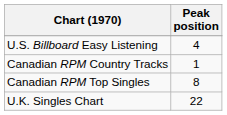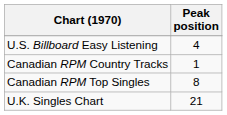(196, 100) 22 -> (196, 100) 21
